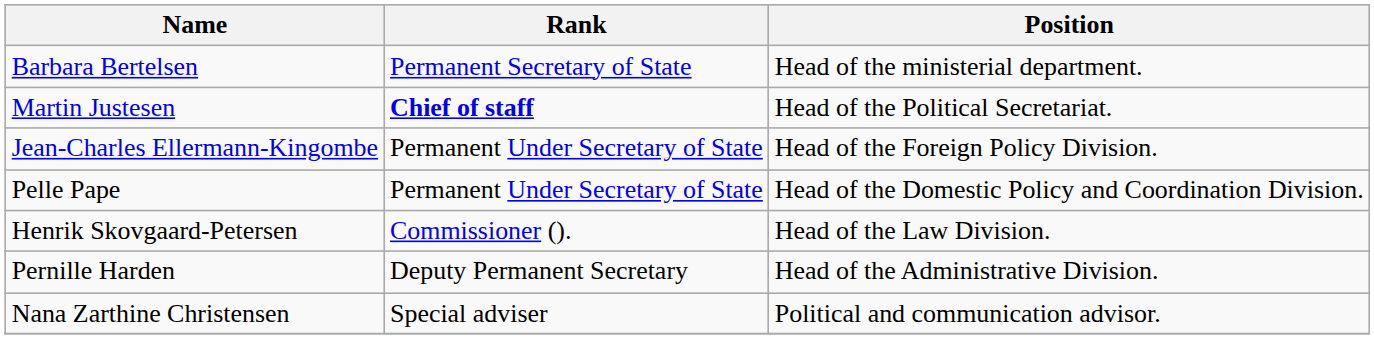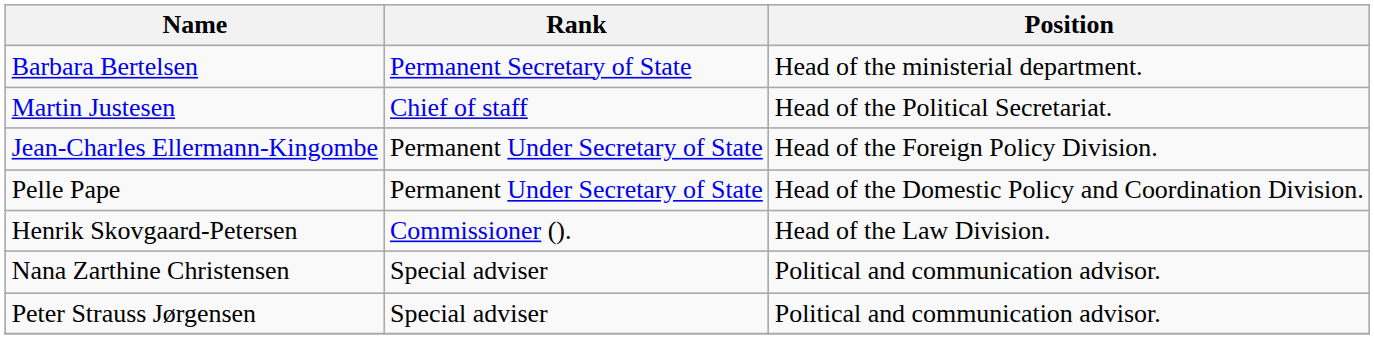(462, 107) bold -> (459, 107) normal
- row: (93, 271)
+ row: (134, 312)
